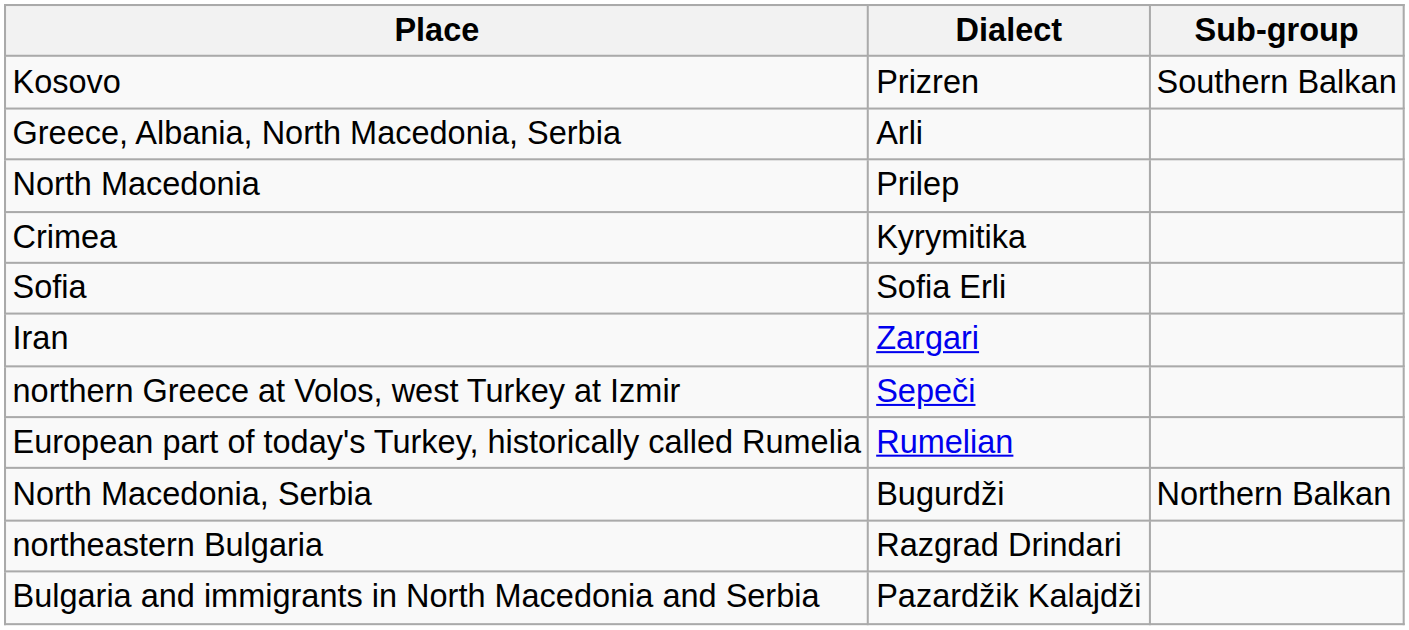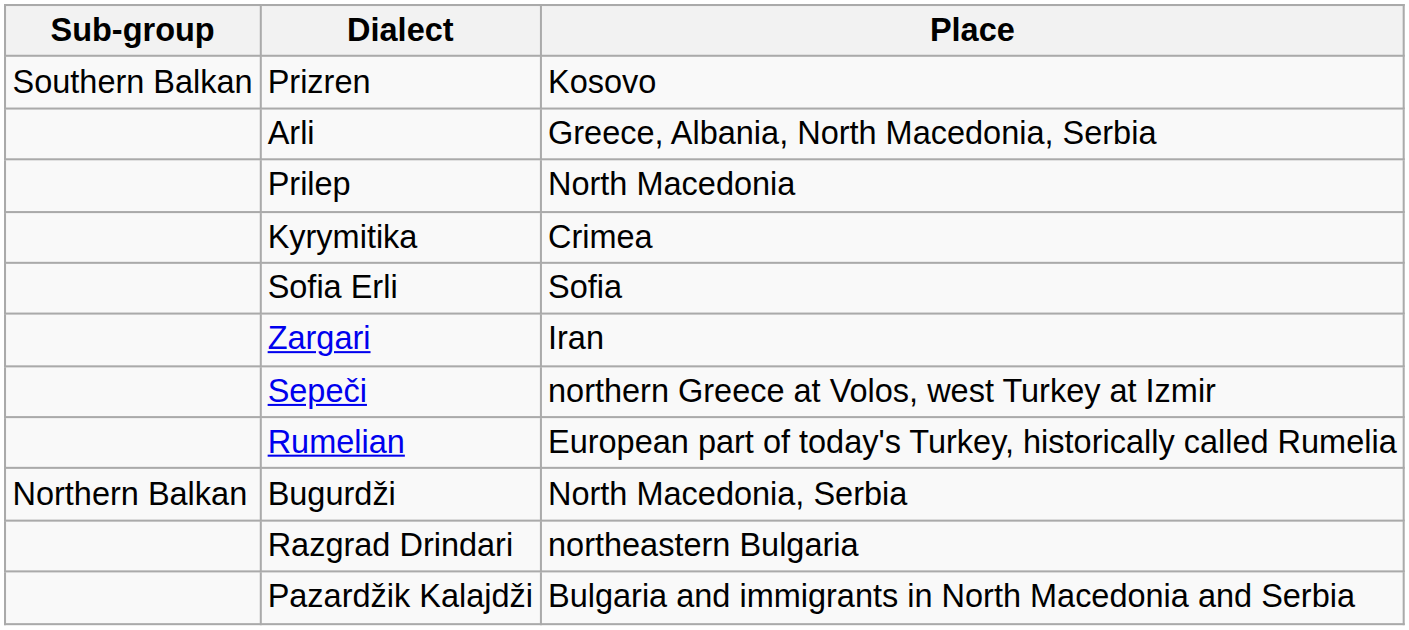columns swapped: (1277, 30) <-> (437, 30)
